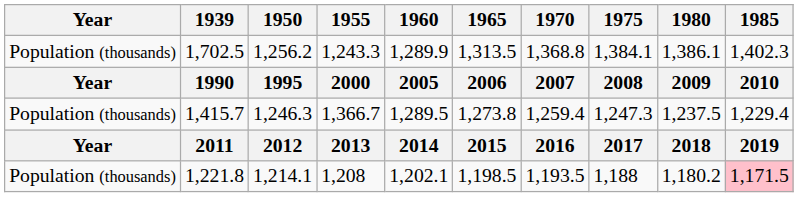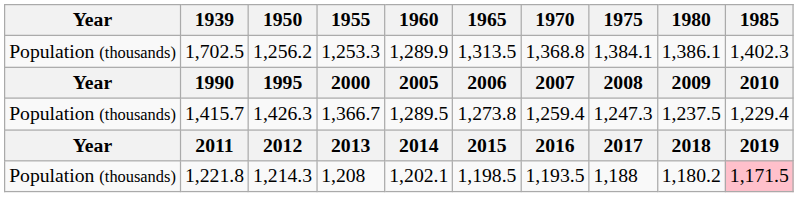(351, 51) 1,243.3 -> (351, 51) 1,253.3
(283, 113) 1,246.3 -> (283, 113) 1,426.3
(283, 176) 1,214.1 -> (283, 176) 1,214.3
